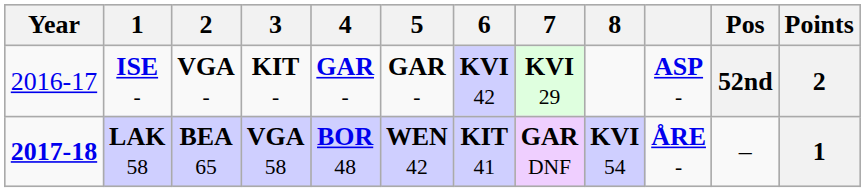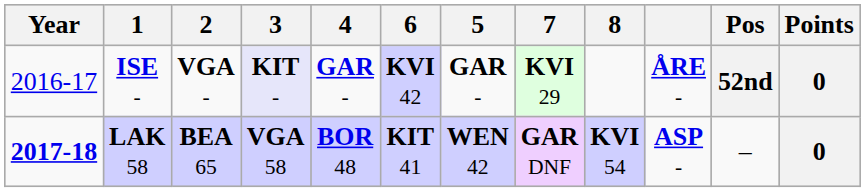columns swapped: (417, 25) <-> (484, 25)
(276, 80) no background -> (276, 80) lavender background
(679, 80) ASP - -> (679, 80) ÅRE -
(819, 80) 2 -> (819, 80) 0
(679, 151) ÅRE - -> (679, 151) ASP -
(819, 151) 1 -> (819, 151) 0
